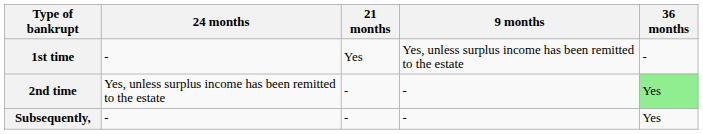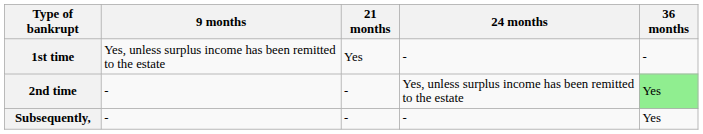columns swapped: (520, 21) <-> (221, 21)
